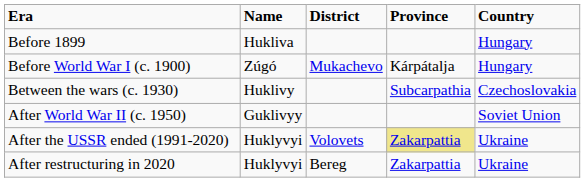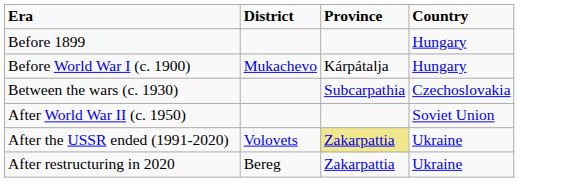- column: (263, 16)
